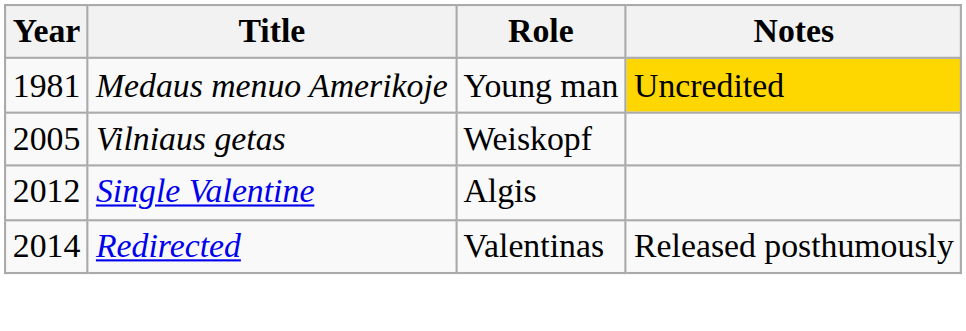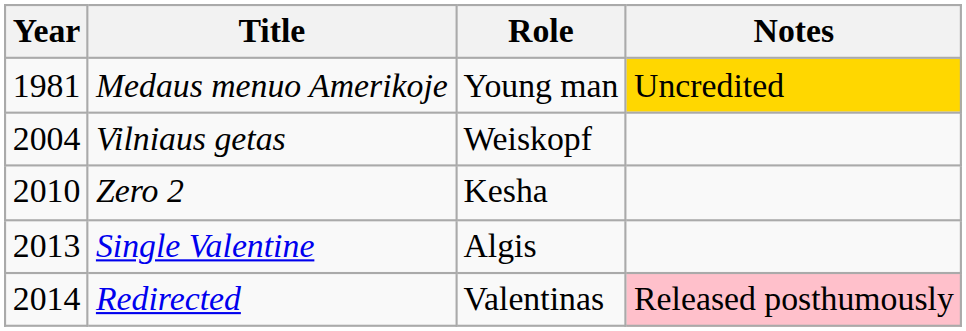(47, 138) 2005 -> (47, 138) 2004
+ row: (140, 191)
(47, 191) 2012 -> (47, 245) 2013
(794, 245) no background -> (794, 298) pink background
